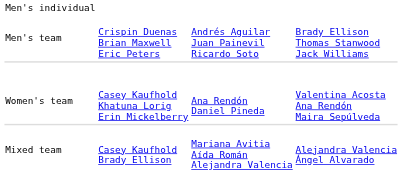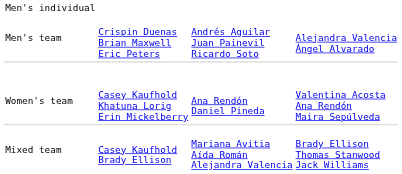(338, 43) Brady Ellison Thomas Stanwood Jack Williams -> (346, 43) Alejandra Valencia Ángel Alvarado
(346, 154) Alejandra Valencia Ángel Alvarado -> (338, 154) Brady Ellison Thomas Stanwood Jack Williams
